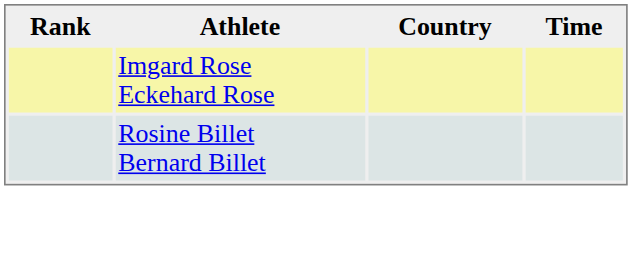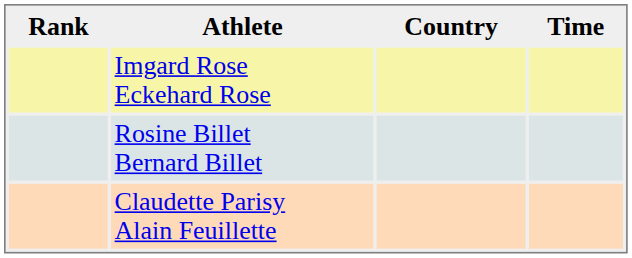+ row: (200, 215)
